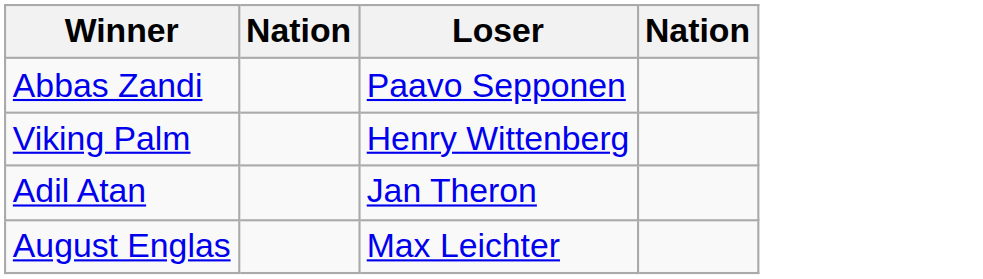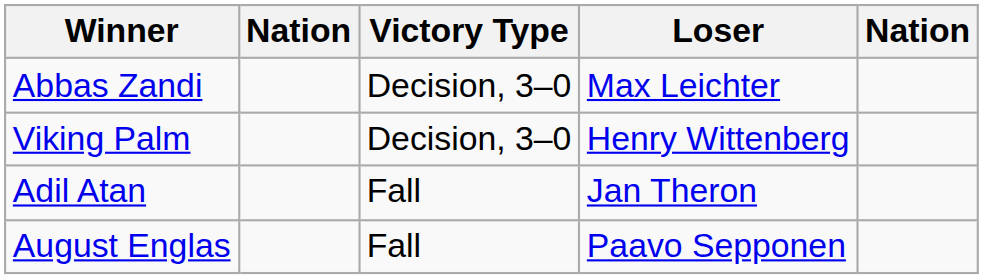+ column: (469, 31)
(496, 84) Paavo Sepponen -> (683, 84) Max Leichter
(463, 245) Max Leichter -> (716, 245) Paavo Sepponen
